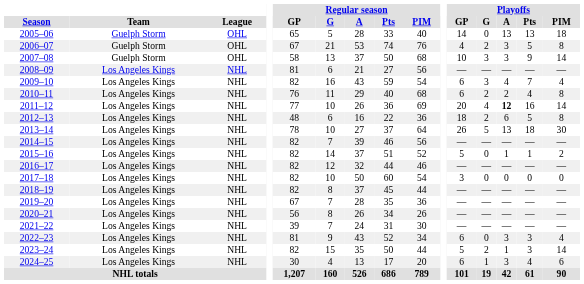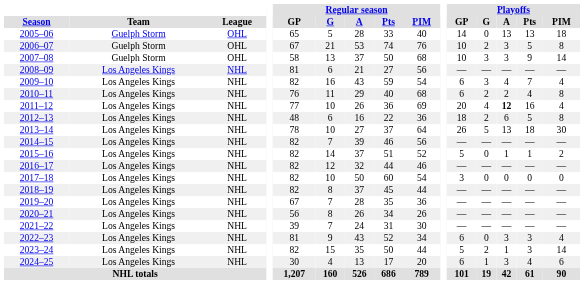(462, 46) 4 -> (462, 46) 10
(561, 106) 14 -> (561, 106) 4
